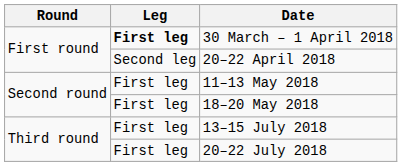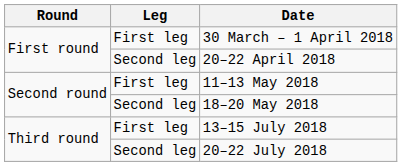(151, 38) bold -> (151, 38) normal
(151, 106) First leg -> (155, 106) Second leg
(151, 151) First leg -> (155, 151) Second leg
